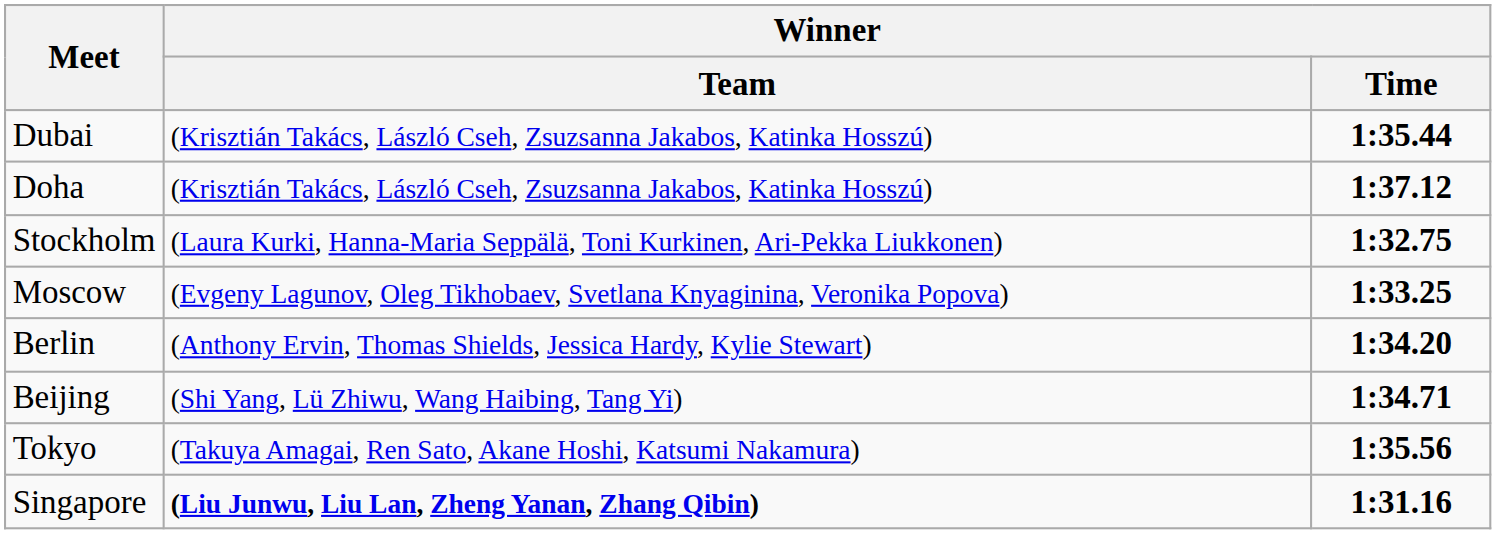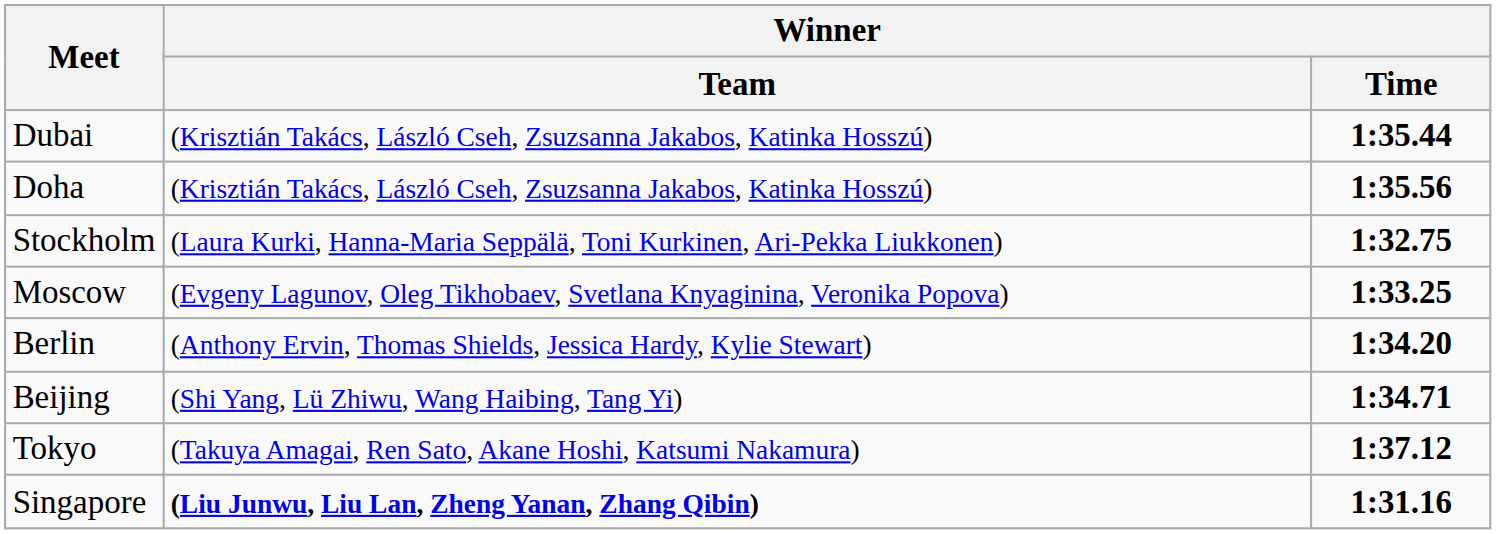(1401, 187) 1:37.12 -> (1401, 187) 1:35.56
(1401, 448) 1:35.56 -> (1401, 448) 1:37.12
